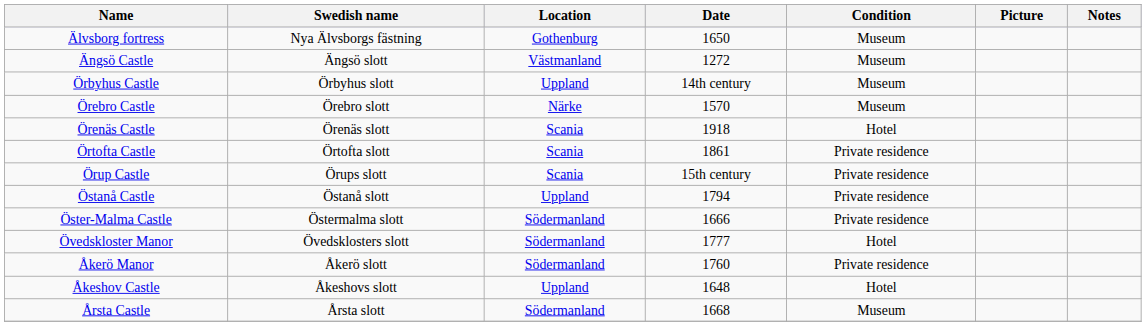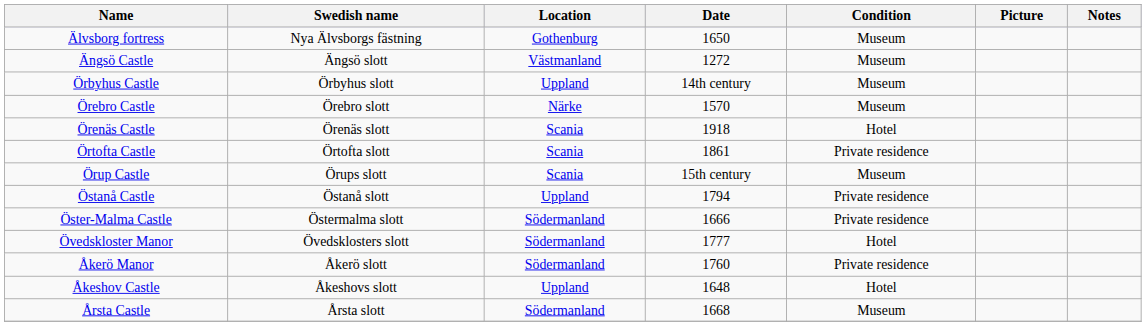(881, 174) Private residence -> (881, 174) Museum
